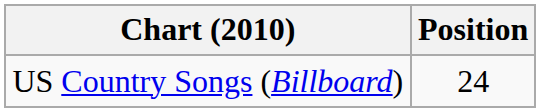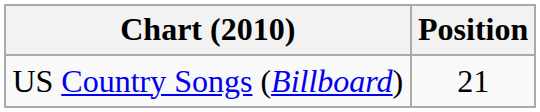(473, 80) 24 -> (473, 80) 21
